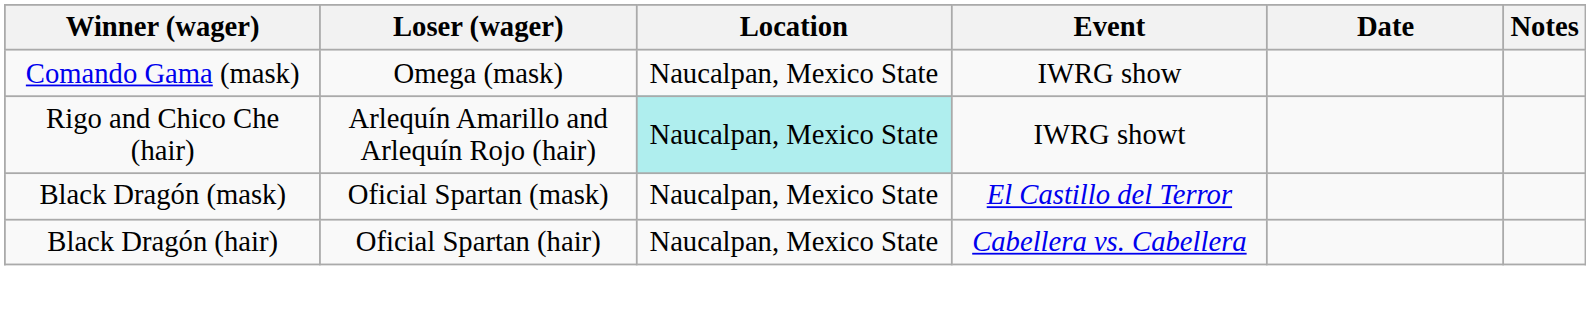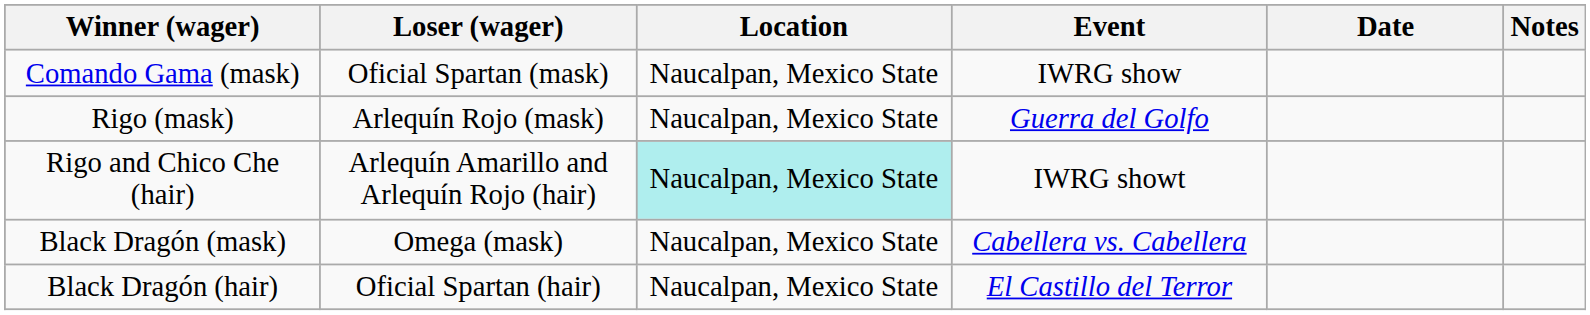(478, 72) Omega (mask) -> (478, 72) Oficial Spartan (mask)
+ row: (163, 118)
(478, 195) Oficial Spartan (mask) -> (478, 241) Omega (mask)
(1109, 195) El Castillo del Terror -> (1109, 241) Cabellera vs. Cabellera
(1109, 241) Cabellera vs. Cabellera -> (1109, 286) El Castillo del Terror
